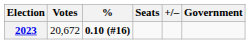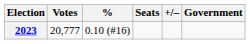(65, 30) 20,672 -> (65, 30) 20,777
(108, 30) bold -> (108, 30) normal
